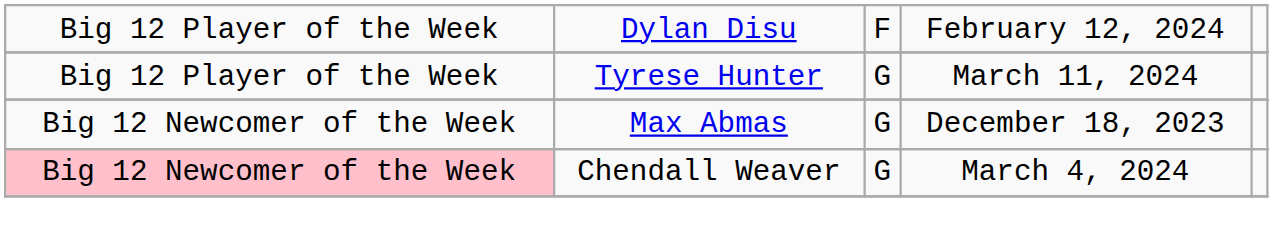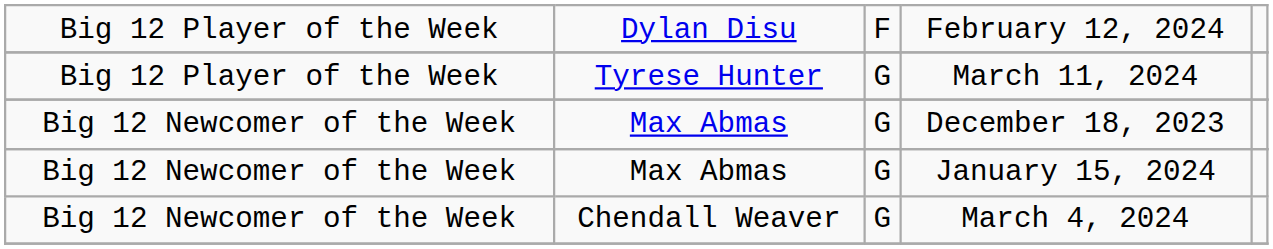+ row: (1075, 172)
(279, 172) pink background -> (279, 220) no background
